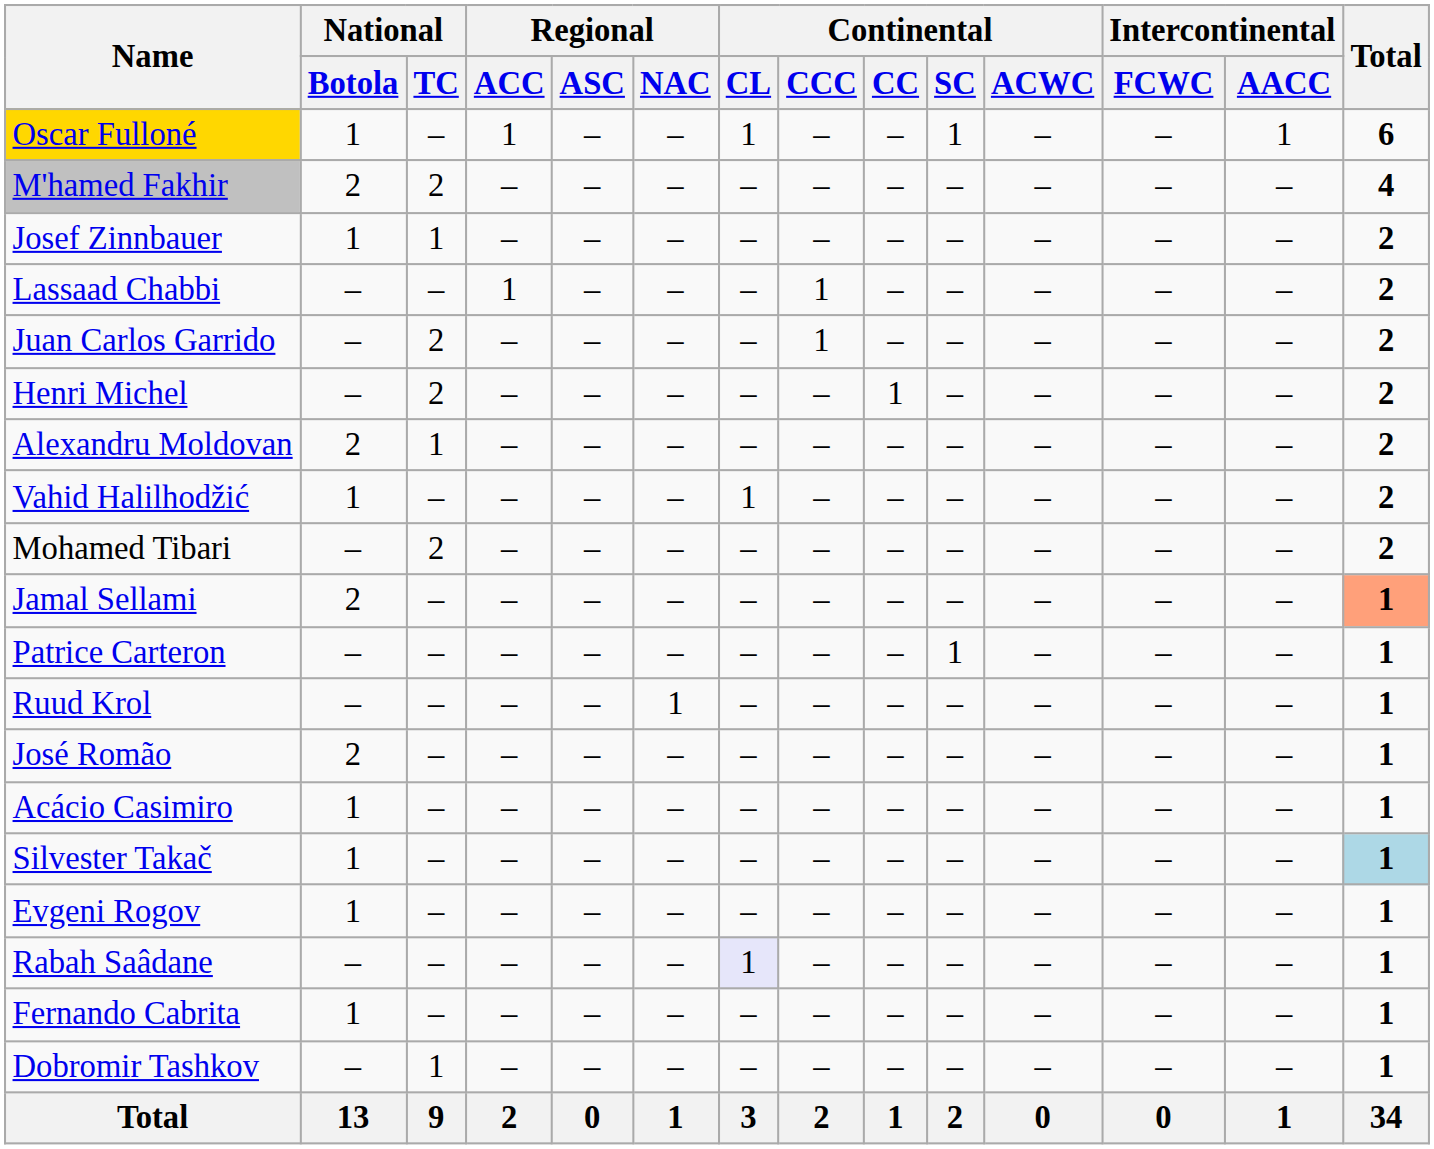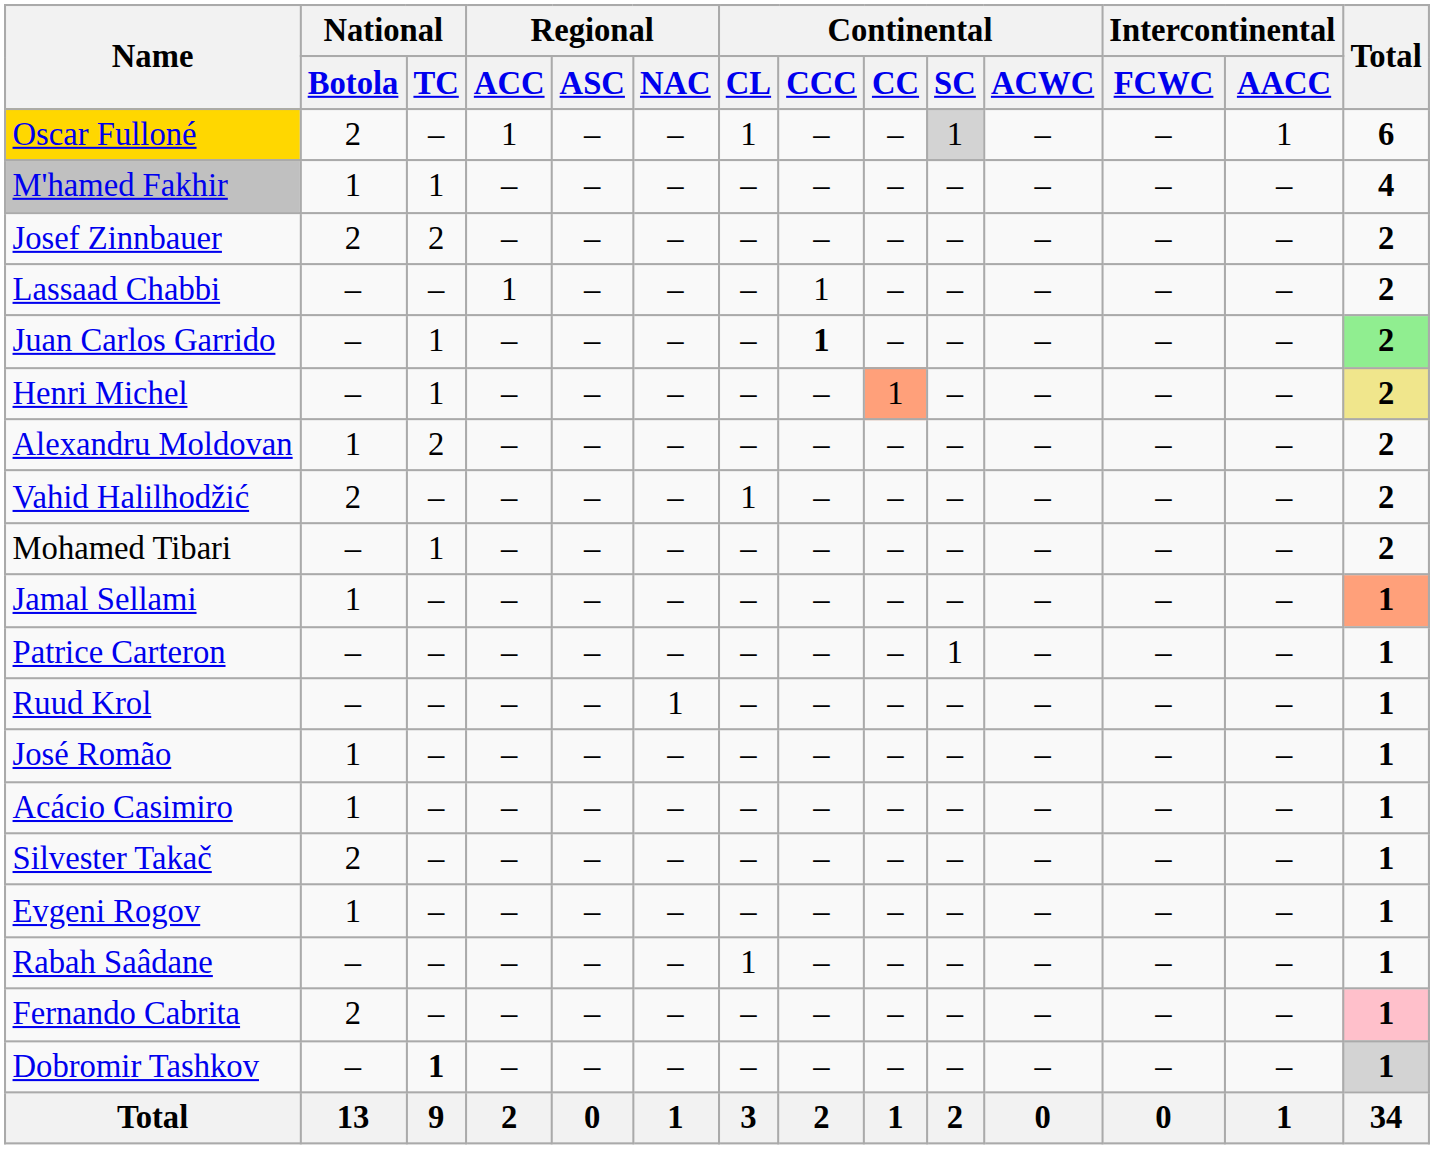(353, 133) 1 -> (353, 133) 2
(955, 133) no background -> (955, 133) lightgrey background
(353, 185) 2 -> (353, 185) 1
(436, 185) 2 -> (436, 185) 1
(353, 237) 1 -> (353, 237) 2
(436, 237) 1 -> (436, 237) 2
(436, 340) 2 -> (436, 340) 1
(821, 340) normal -> (821, 340) bold
(1386, 340) no background -> (1386, 340) lightgreen background
(436, 392) 2 -> (436, 392) 1
(895, 392) no background -> (895, 392) lightsalmon background
(1386, 392) no background -> (1386, 392) khaki background
(353, 444) 2 -> (353, 444) 1
(436, 444) 1 -> (436, 444) 2
(353, 496) 1 -> (353, 496) 2
(436, 548) 2 -> (436, 548) 1
(353, 599) 2 -> (353, 599) 1
(353, 755) 2 -> (353, 755) 1
(353, 858) 1 -> (353, 858) 2
(1386, 858) lightblue background -> (1386, 858) no background
(748, 962) lavender background -> (748, 962) no background
(353, 1013) 1 -> (353, 1013) 2
(1386, 1013) no background -> (1386, 1013) pink background
(436, 1065) normal -> (436, 1065) bold
(1386, 1065) no background -> (1386, 1065) lightgrey background
